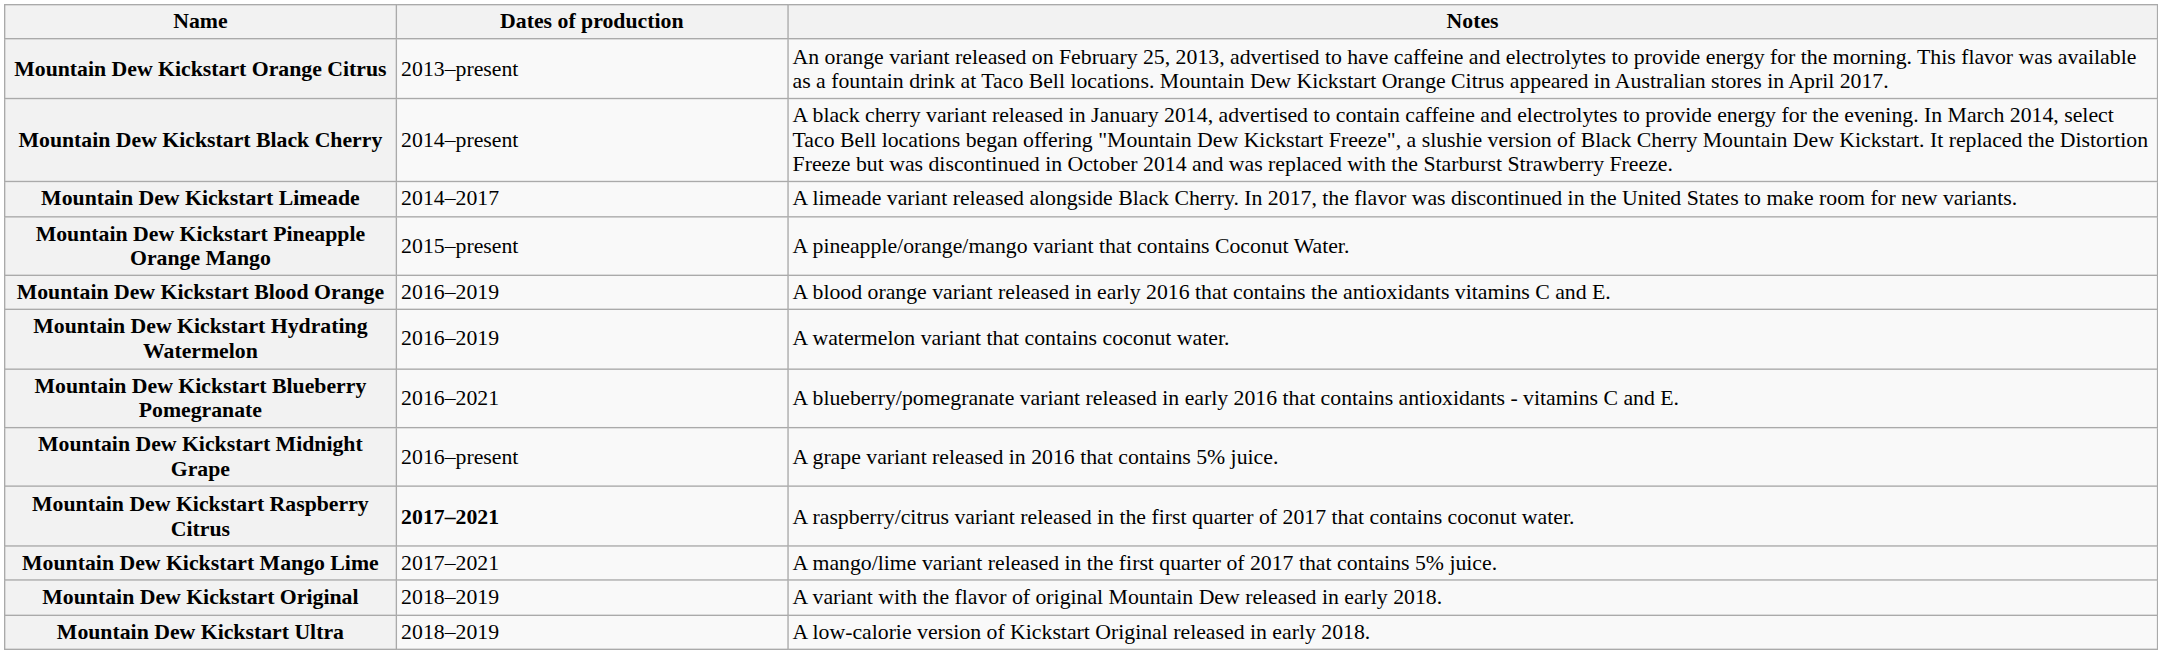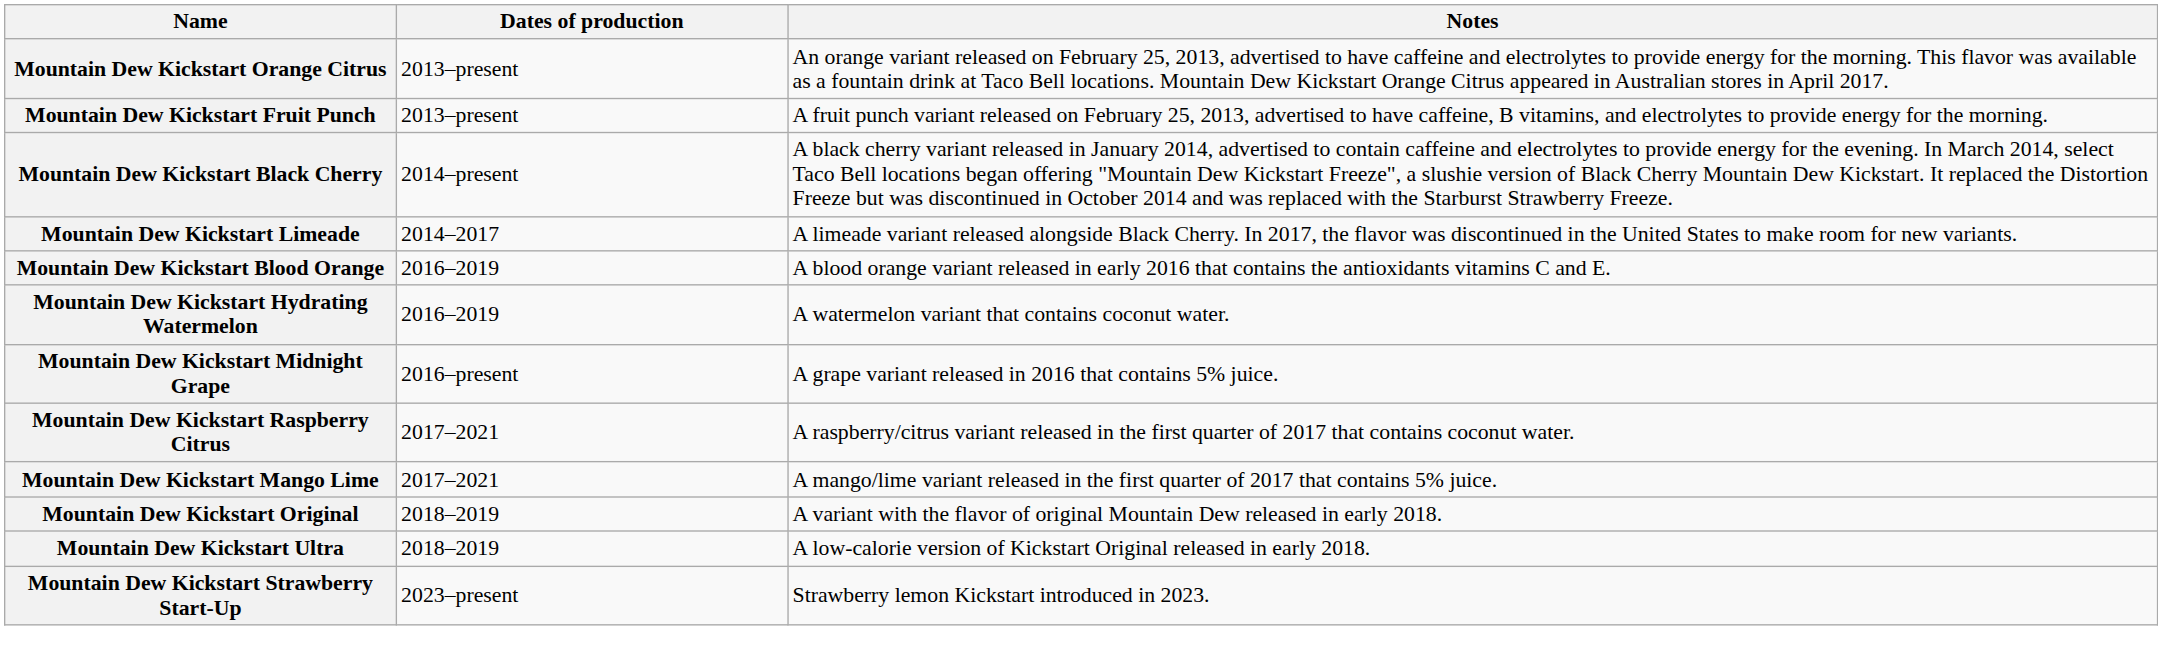+ row: (200, 115)
- row: (200, 245)
- row: (200, 397)
(450, 515) bold -> (450, 432) normal
+ row: (200, 594)
